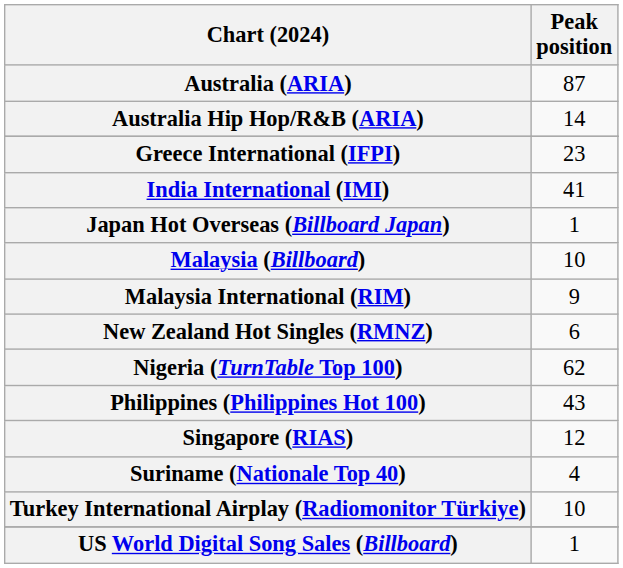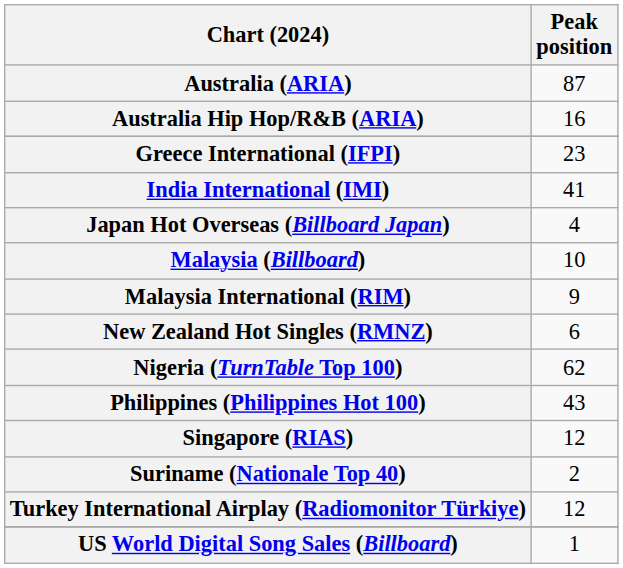(574, 118) 14 -> (574, 118) 16
(574, 225) 1 -> (574, 225) 4
(574, 473) 4 -> (574, 473) 2
(574, 509) 10 -> (574, 509) 12
